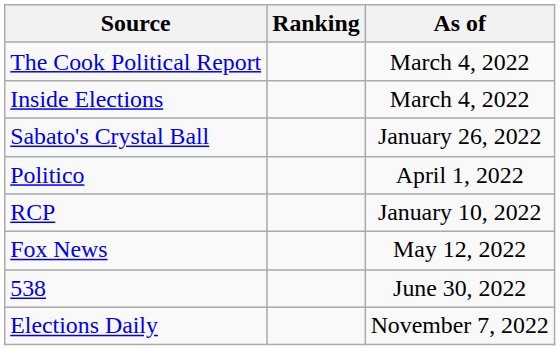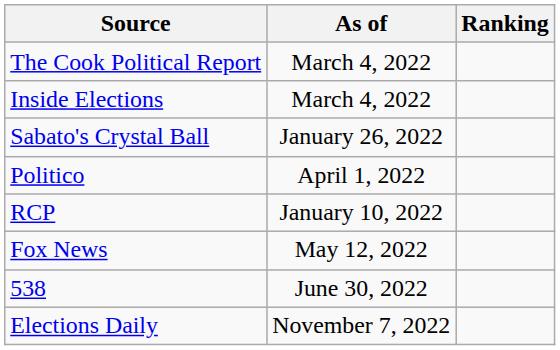columns swapped: (316, 23) <-> (460, 23)
